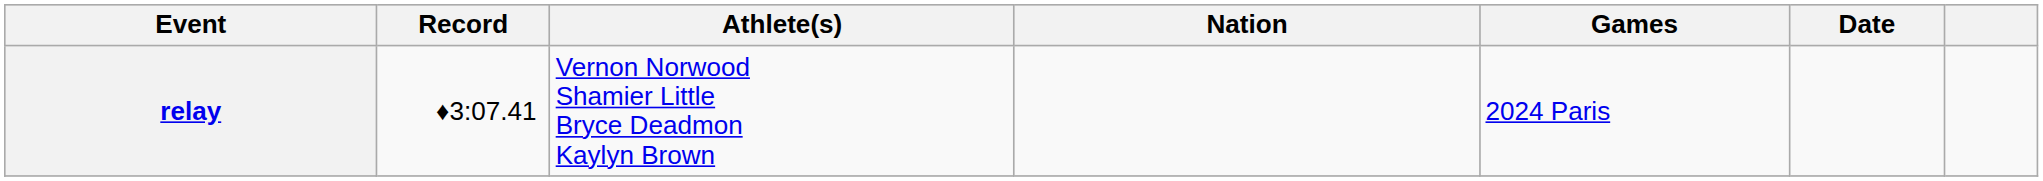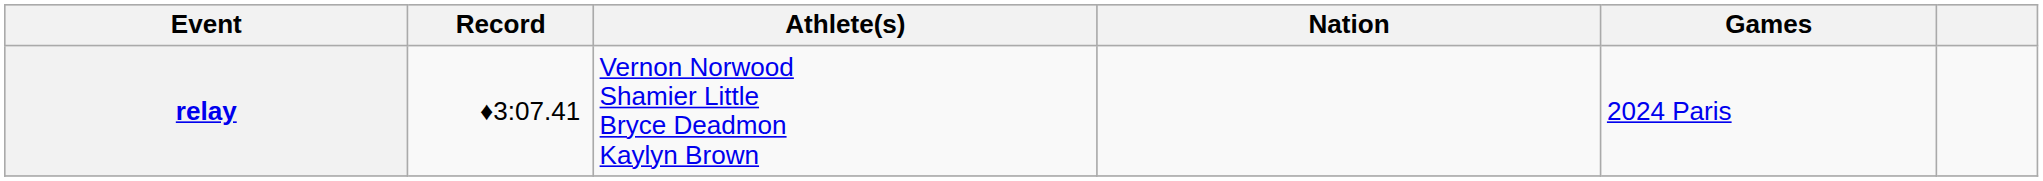- column: (1867, 25)
